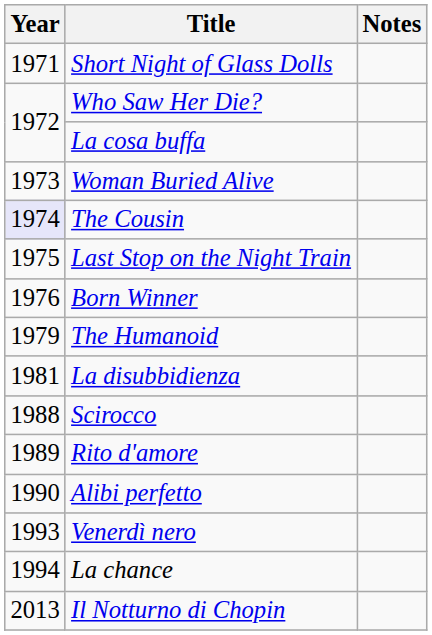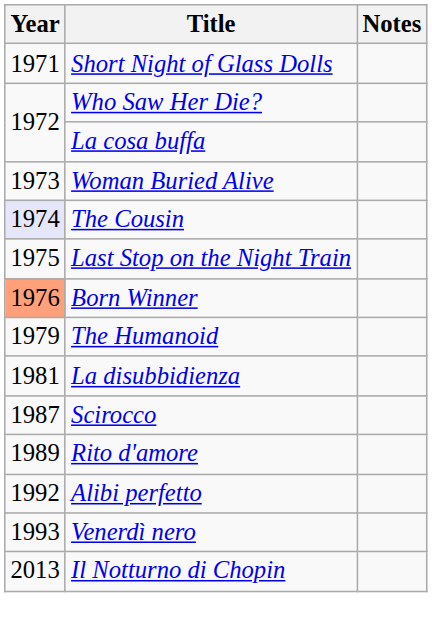(35, 297) no background -> (35, 297) lightsalmon background
(35, 414) 1988 -> (35, 414) 1987
(35, 492) 1990 -> (35, 492) 1992
- row: (122, 571)
